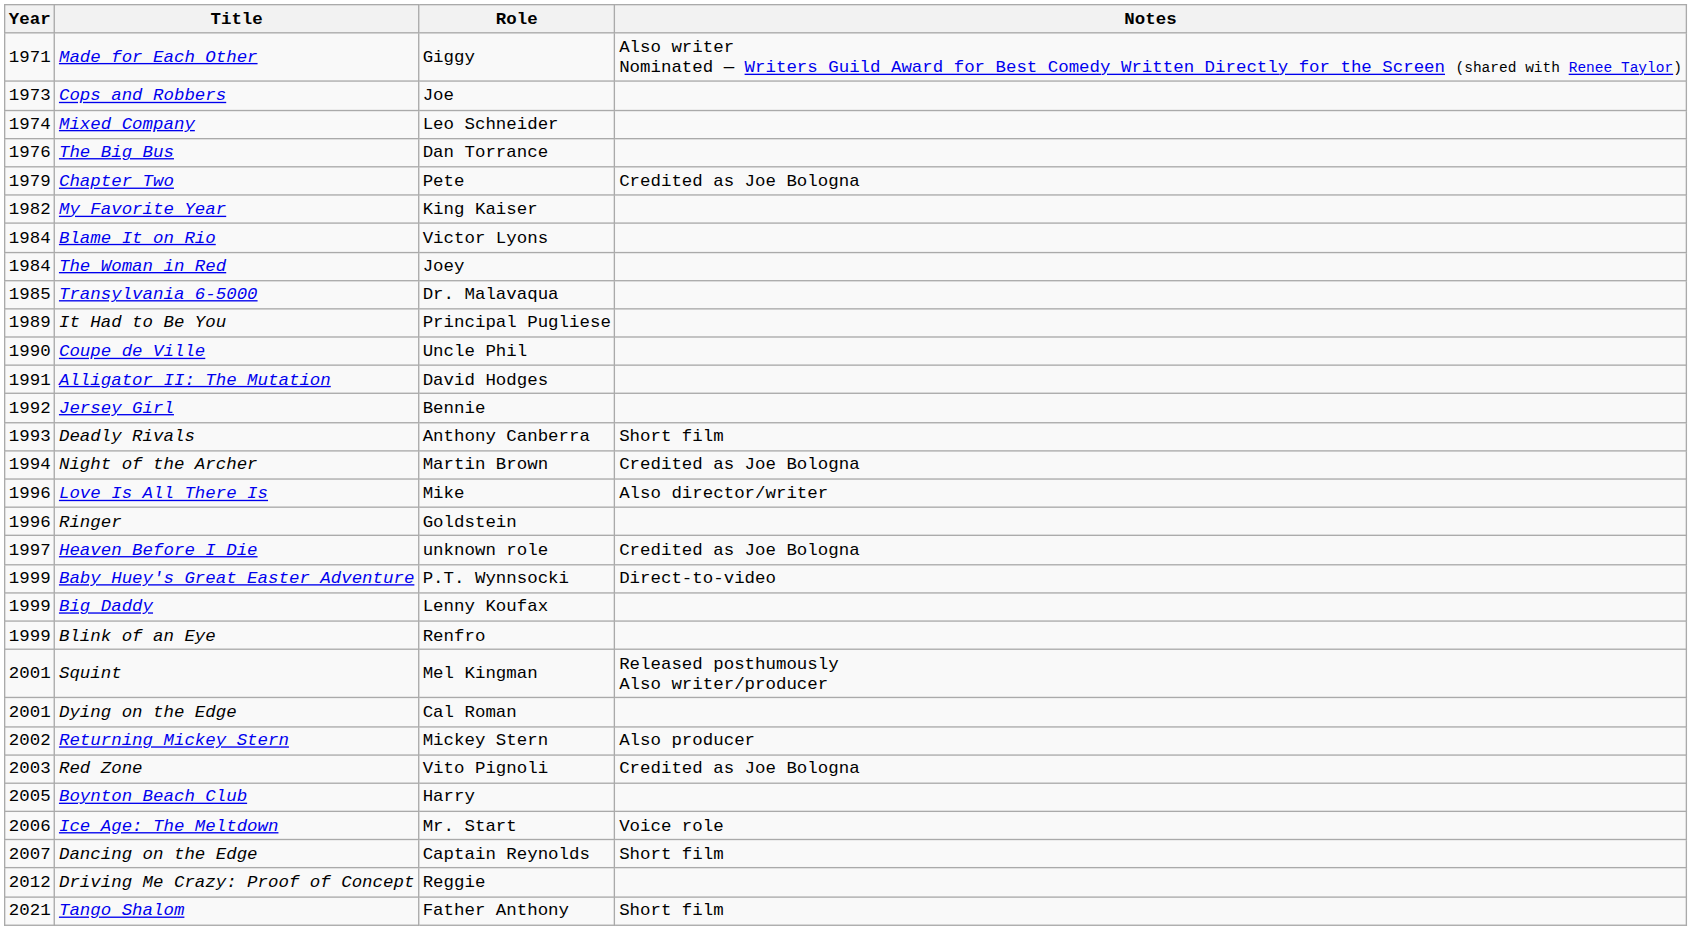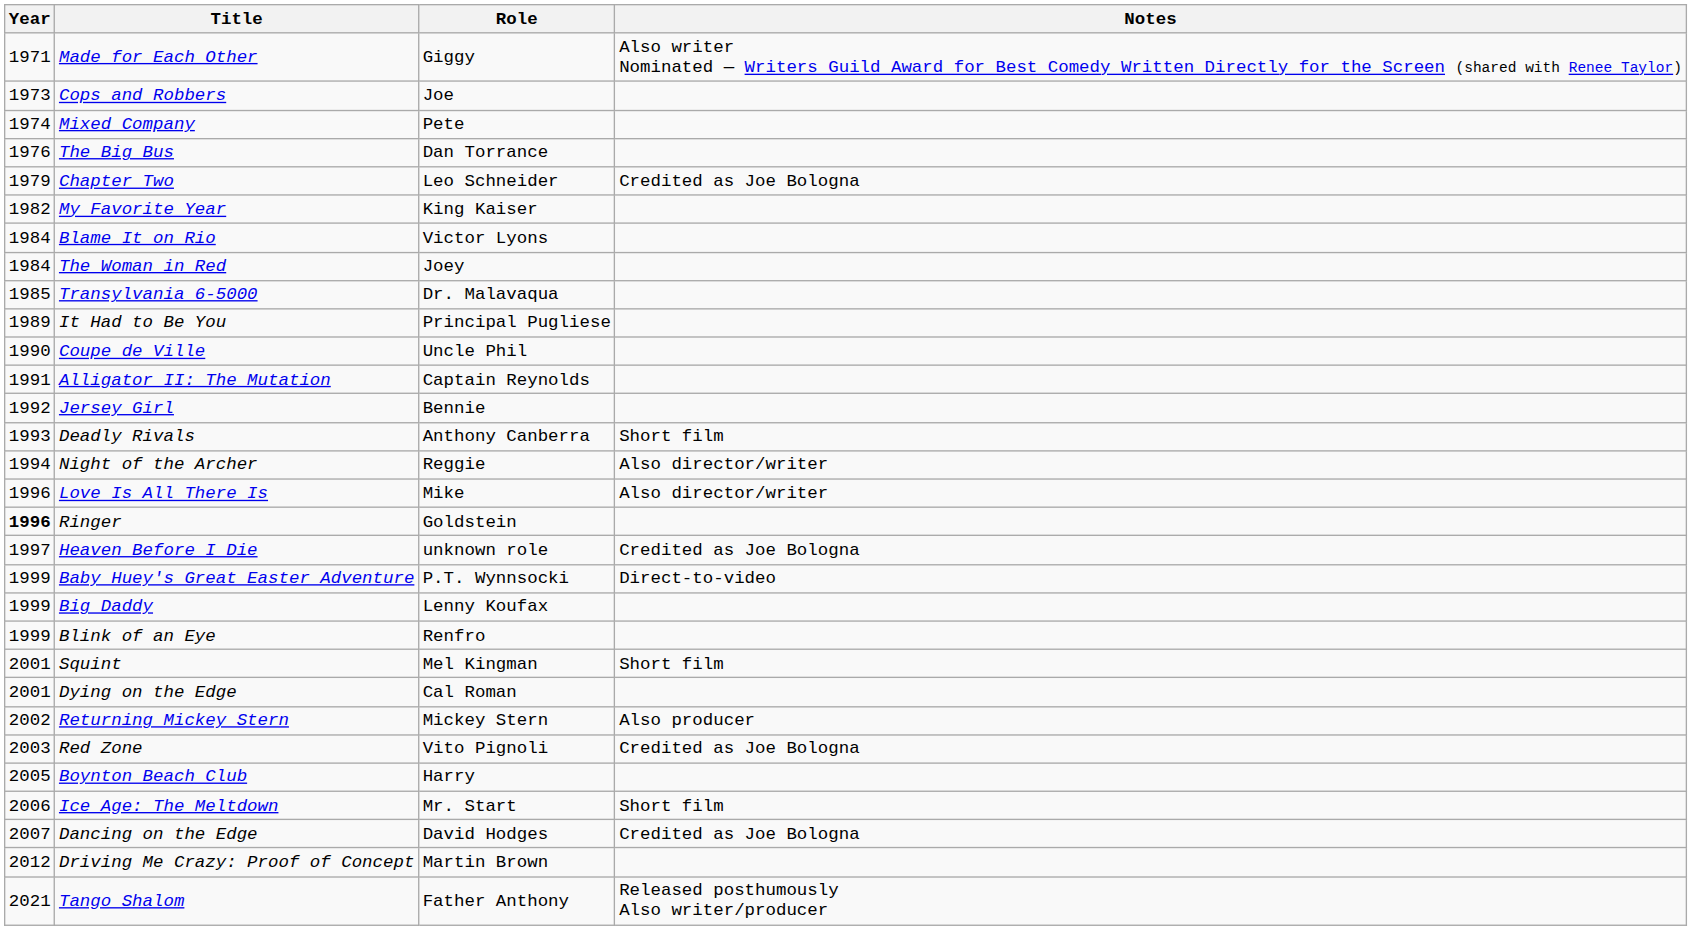(491, 124) Leo Schneider -> (444, 124) Pete
(444, 181) Pete -> (491, 181) Leo Schneider
(485, 380) David Hodges -> (506, 380) Captain Reynolds
(485, 465) Martin Brown -> (454, 465) Reggie
(739, 465) Credited as Joe Bologna -> (724, 465) Also director/writer
(30, 522) normal -> (30, 522) bold
(729, 674) Released posthumously Also writer/producer -> (671, 664) Short film
(671, 826) Voice role -> (671, 806) Short film
(506, 854) Captain Reynolds -> (485, 834) David Hodges
(671, 854) Short film -> (739, 834) Credited as Joe Bologna
(454, 882) Reggie -> (485, 862) Martin Brown
(671, 911) Short film -> (729, 901) Released posthumously Also writer/producer
